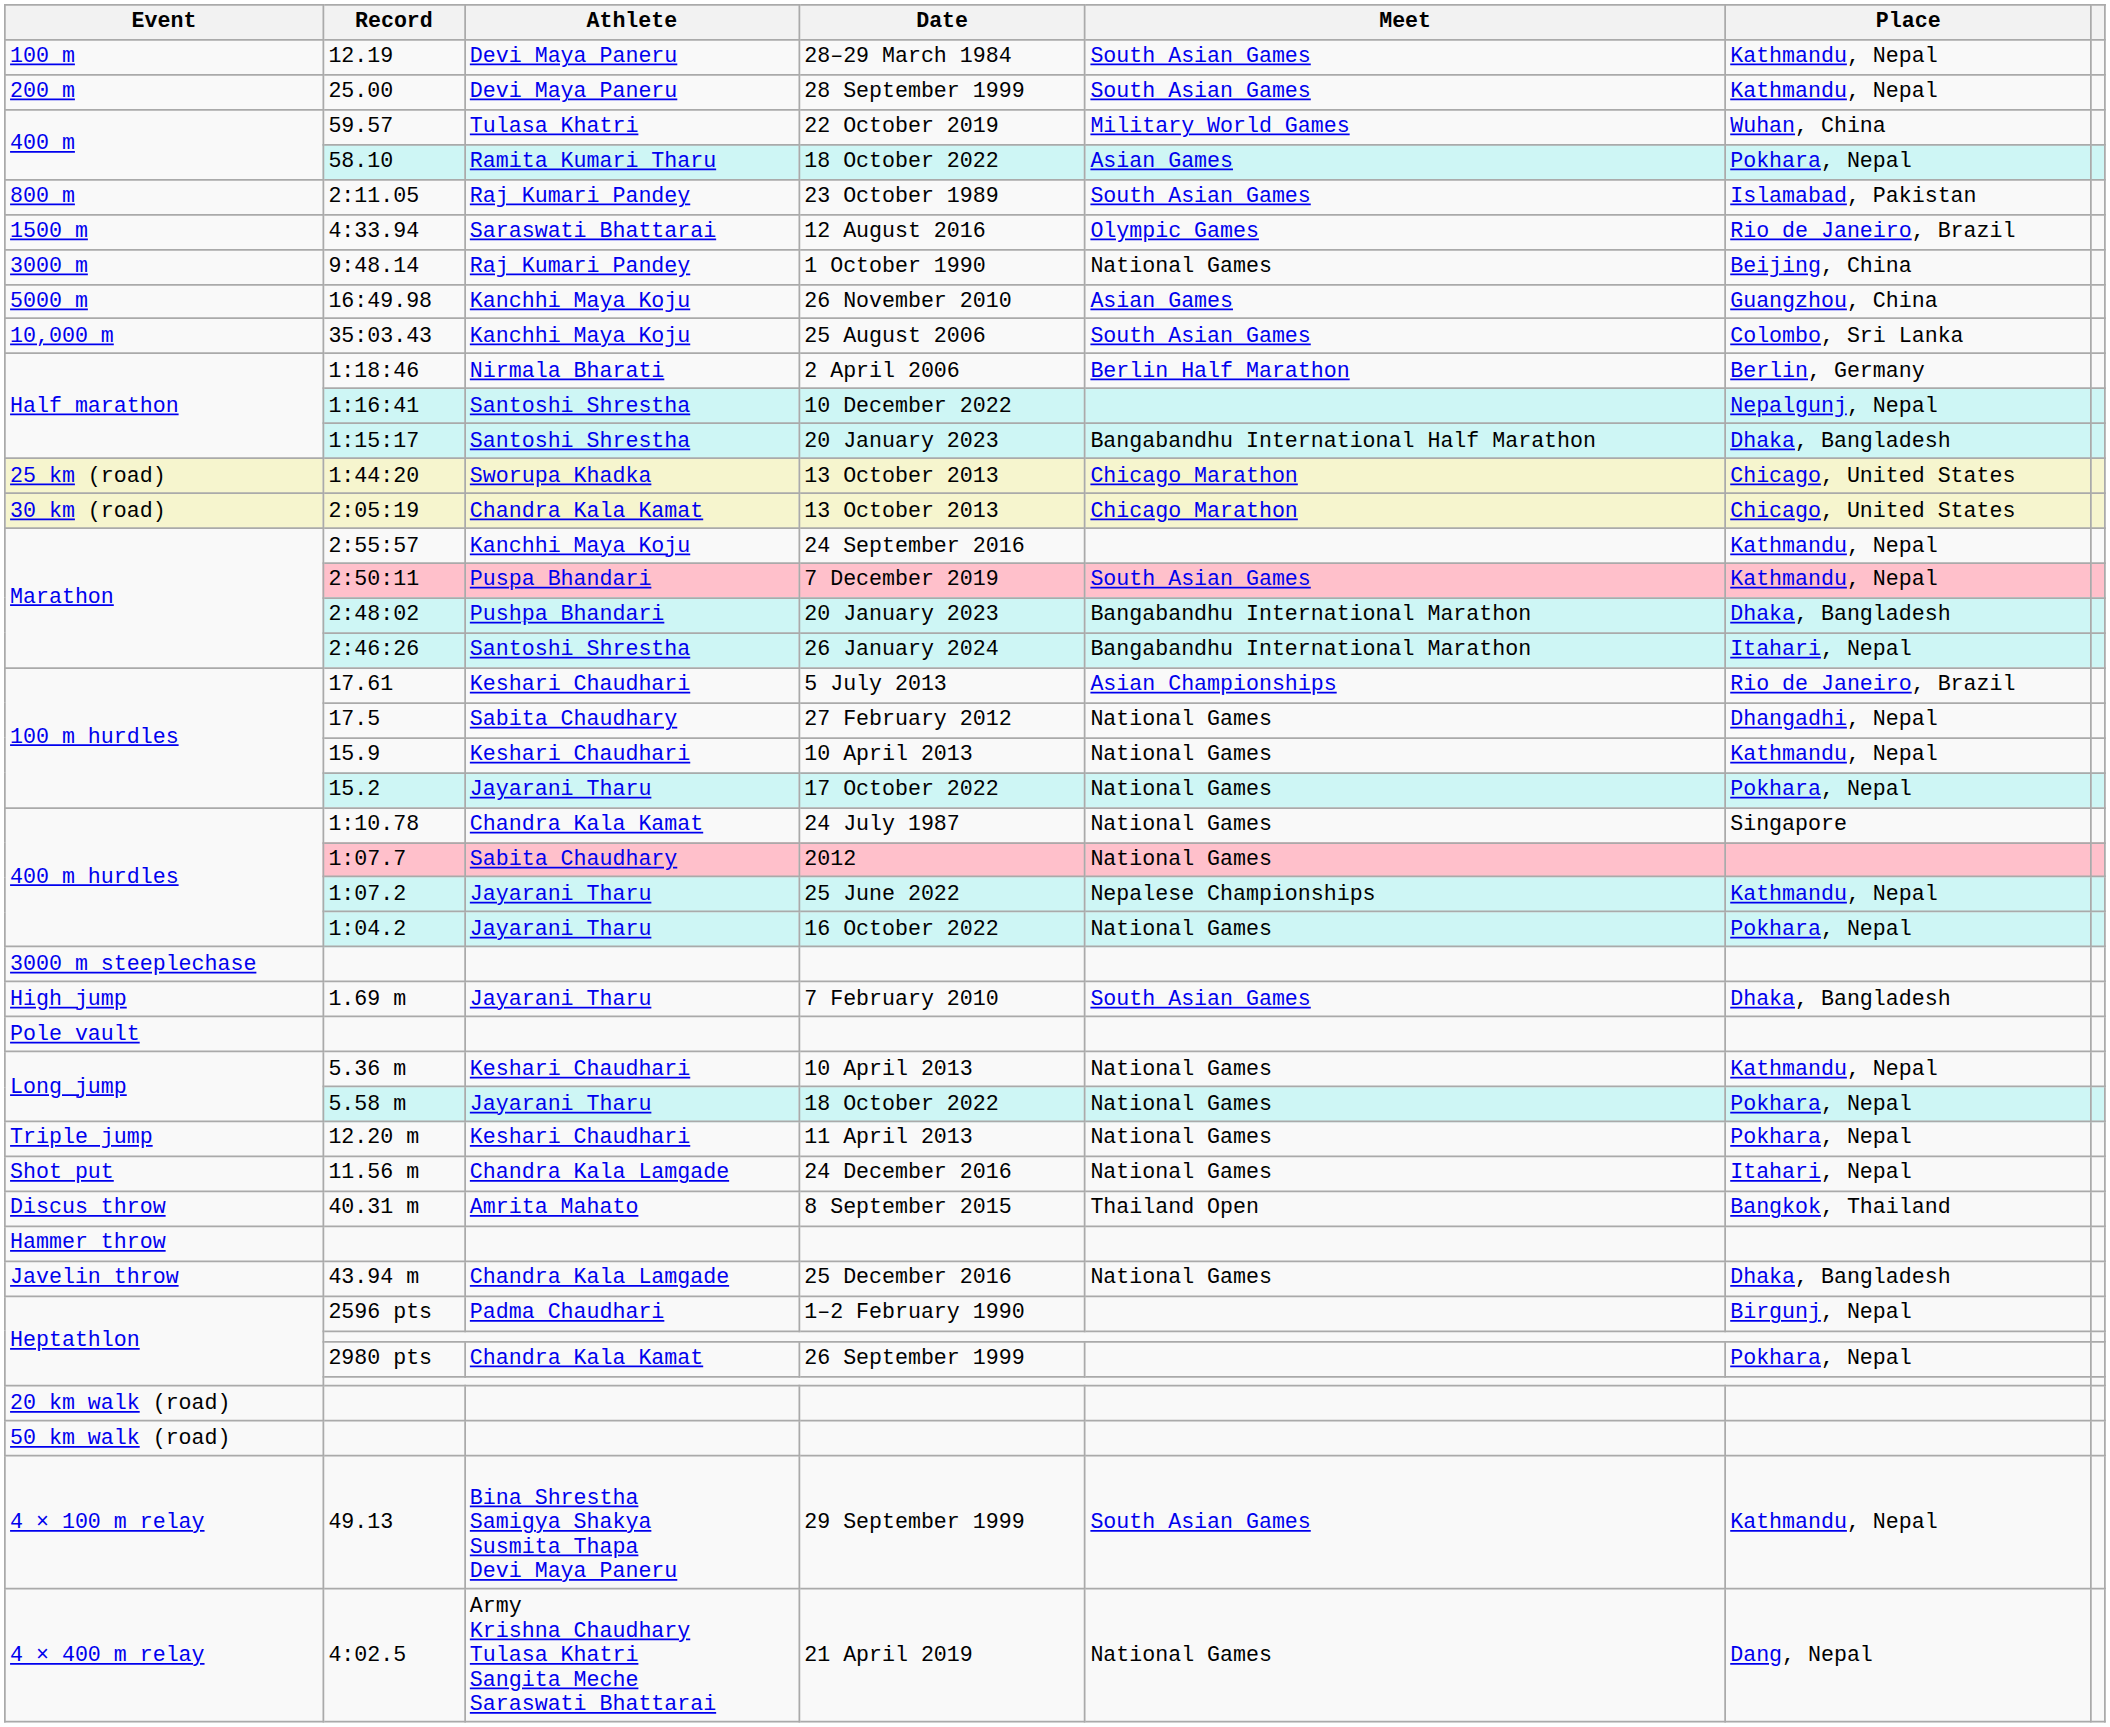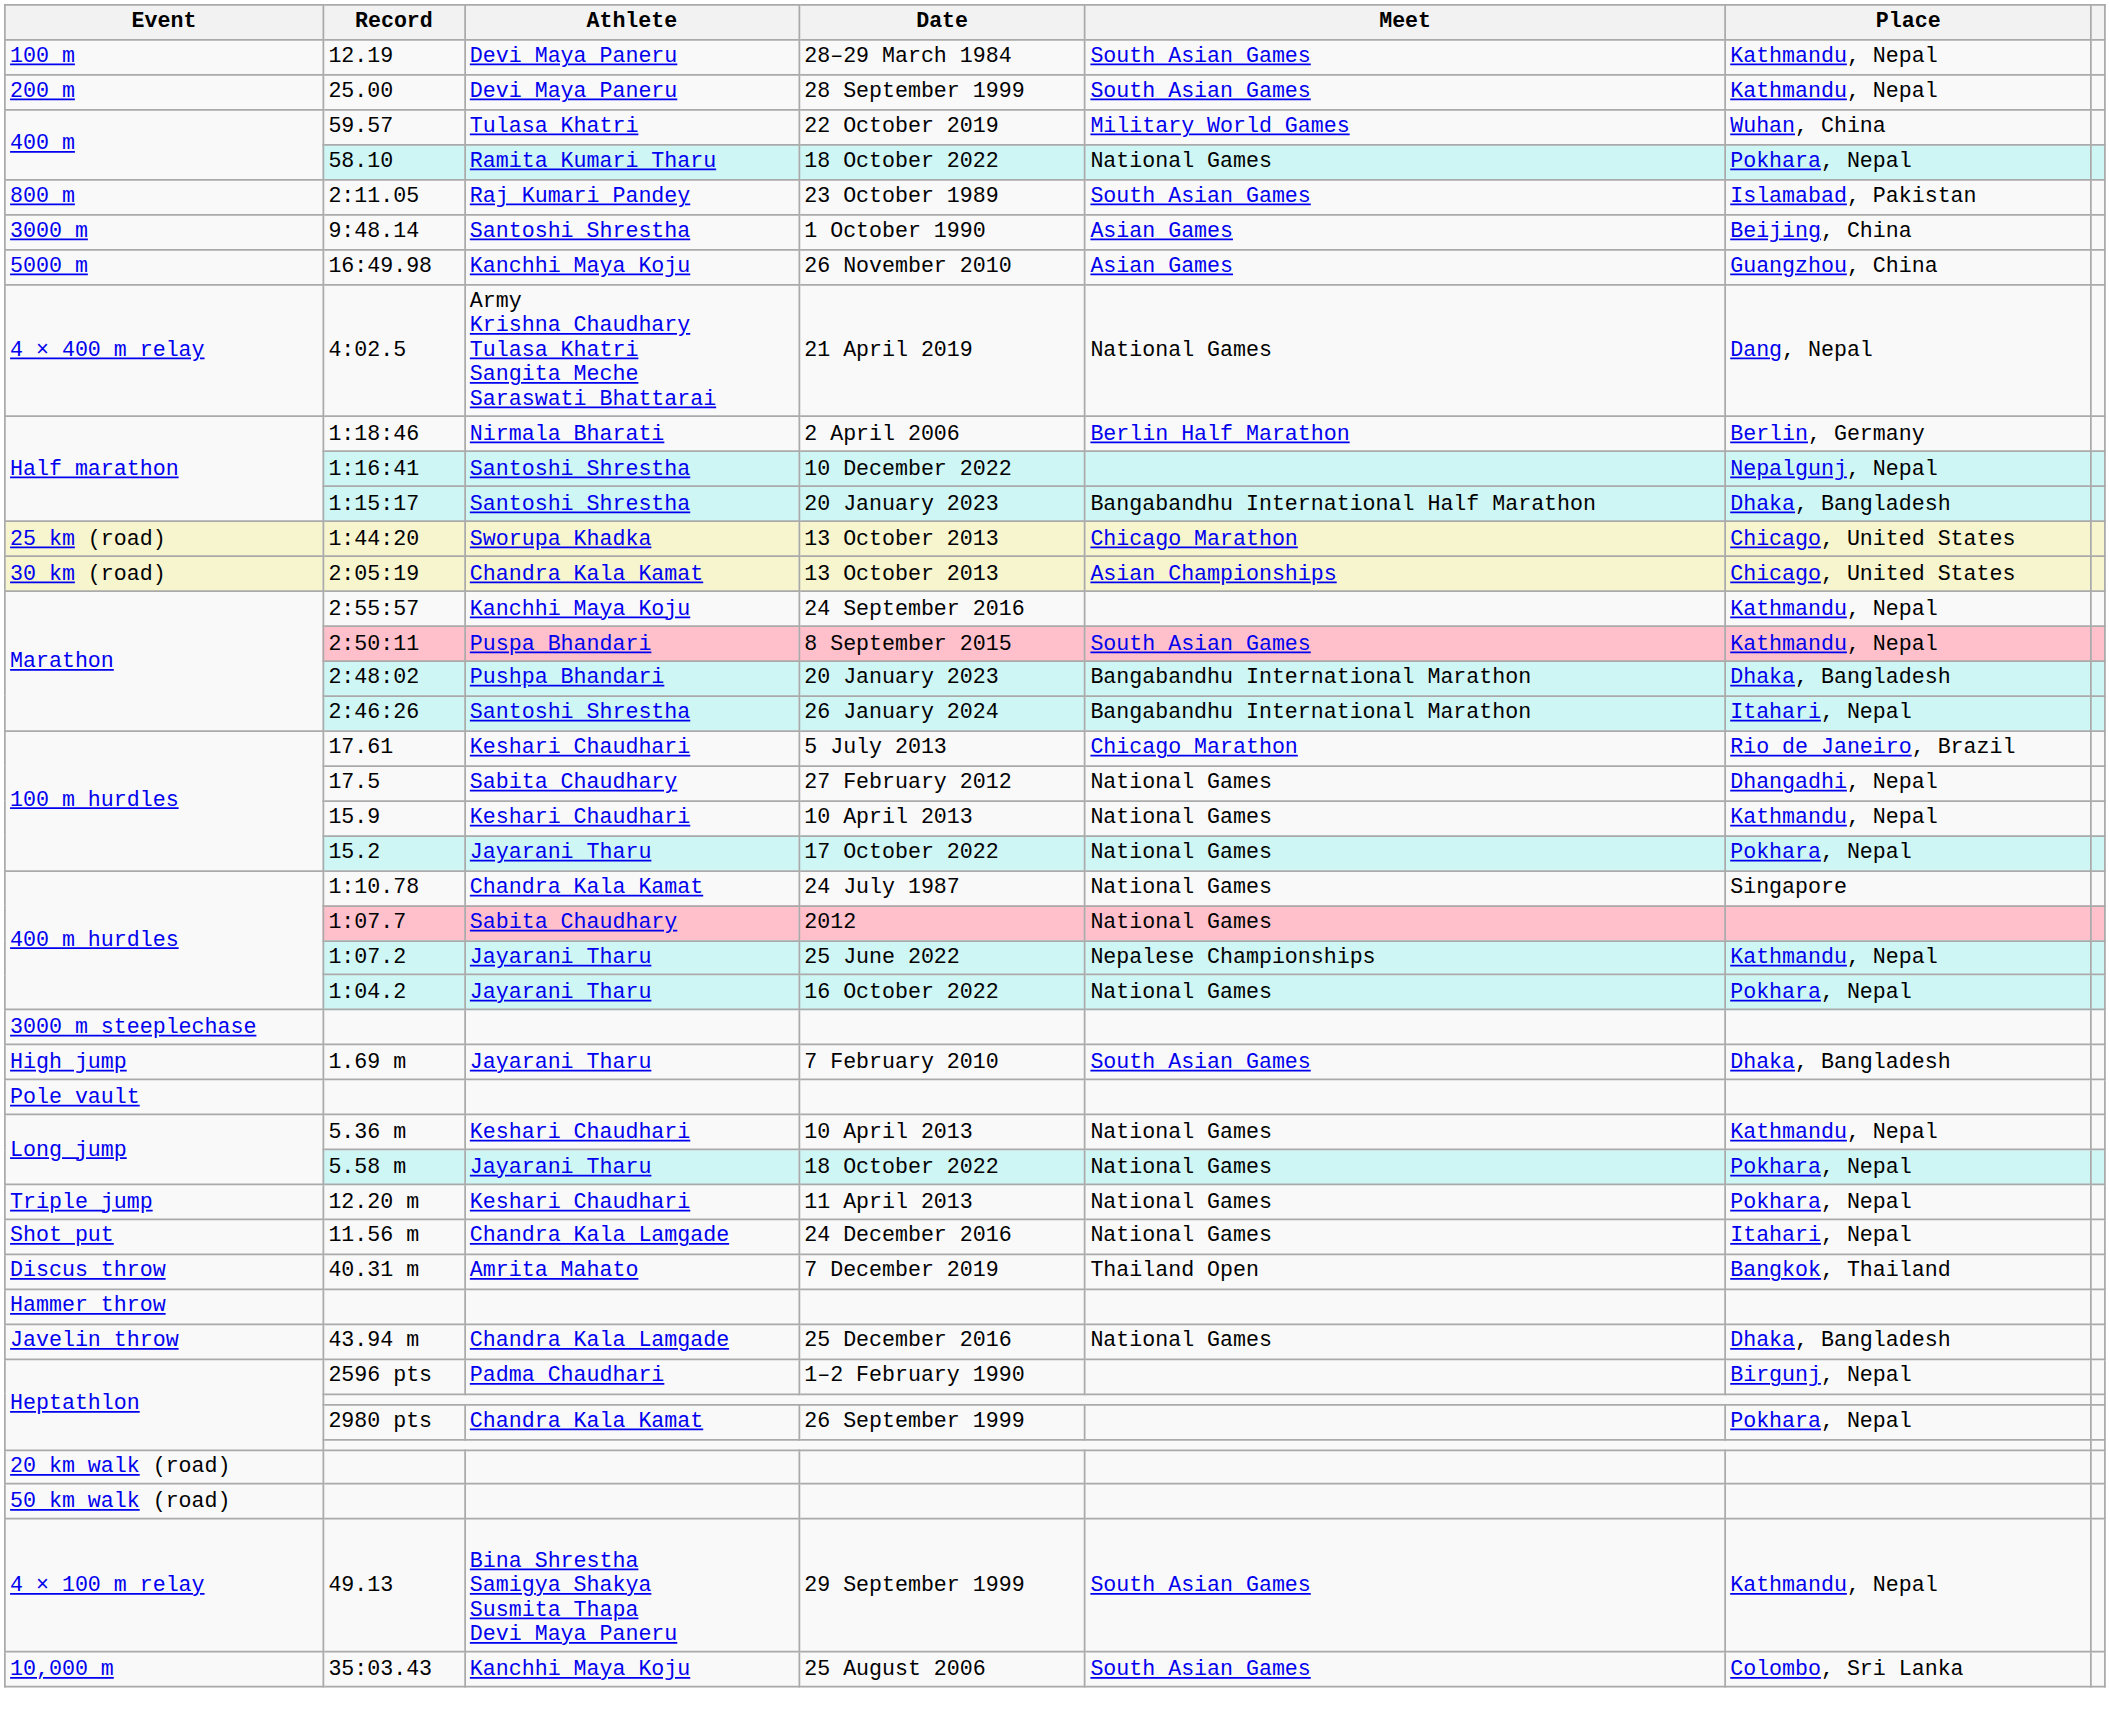(1162, 162) Asian Games -> (1181, 162) National Games
- row: (49, 232)
(580, 267) Raj Kumari Pandey -> (580, 232) Santoshi Shrestha
(1181, 267) National Games -> (1162, 232) Asian Games
rows swapped: (62, 337) <-> (107, 1656)
(1194, 511) Chicago Marathon -> (1214, 574) Asian Championships
(901, 581) 7 December 2019 -> (908, 644) 8 September 2015
(1214, 686) Asian Championships -> (1194, 749) Chicago Marathon
(908, 1209) 8 September 2015 -> (901, 1272) 7 December 2019
